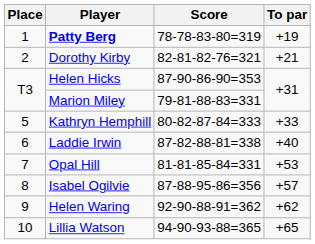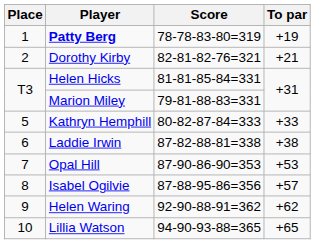(209, 79) 87-90-86-90=353 -> (209, 79) 81-81-85-84=331
(287, 143) +40 -> (287, 143) +38
(209, 164) 81-81-85-84=331 -> (209, 164) 87-90-86-90=353
